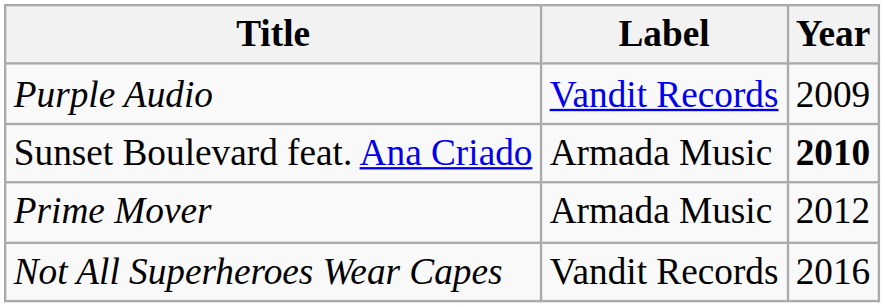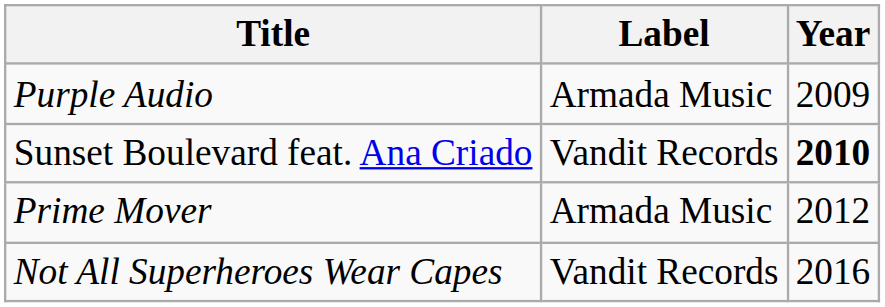(664, 93) Vandit Records -> (661, 93) Armada Music
(661, 152) Armada Music -> (664, 152) Vandit Records
